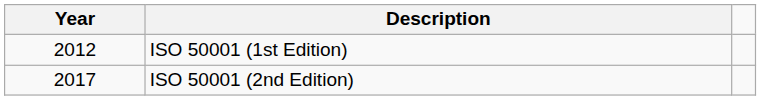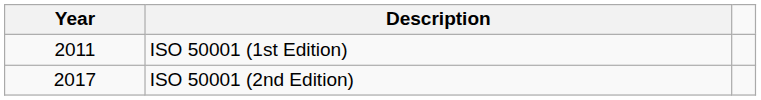(75, 49) 2012 -> (75, 49) 2011
